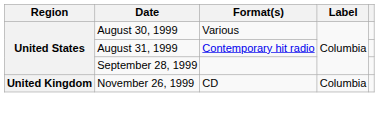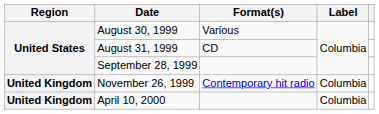(259, 48) Contemporary hit radio -> (210, 48) CD
(210, 83) CD -> (259, 83) Contemporary hit radio
+ row: (131, 100)
